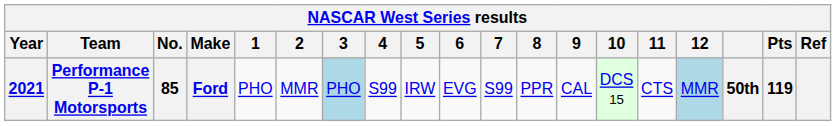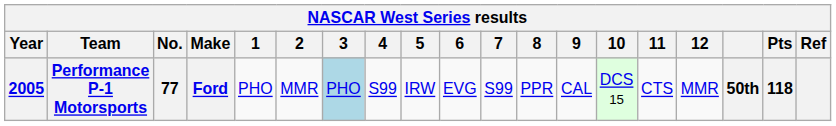(26, 89) 2021 -> (26, 89) 2005
(170, 89) 85 -> (170, 89) 77
(700, 89) lightblue background -> (700, 89) no background
(780, 89) 119 -> (780, 89) 118
